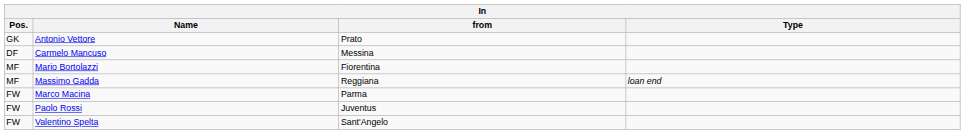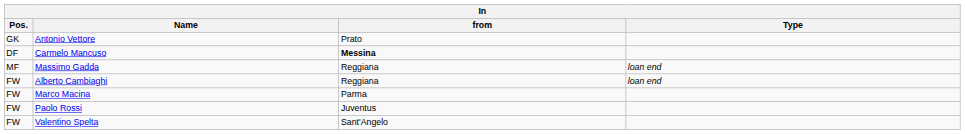(357, 53) normal -> (358, 53) bold
- row: (67, 67)
+ row: (71, 81)
